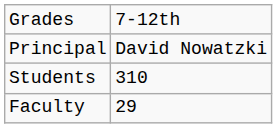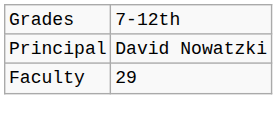- row: (52, 78)
